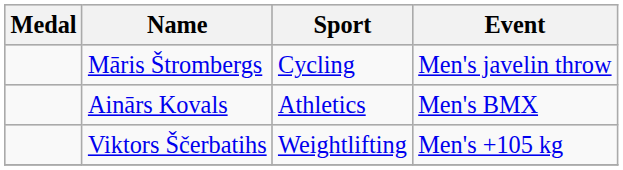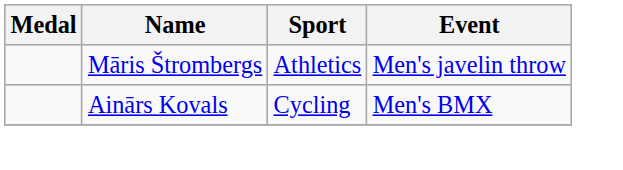(316, 64) Cycling -> (317, 64) Athletics
(322, 104) Athletics -> (312, 104) Cycling
- row: (177, 145)
